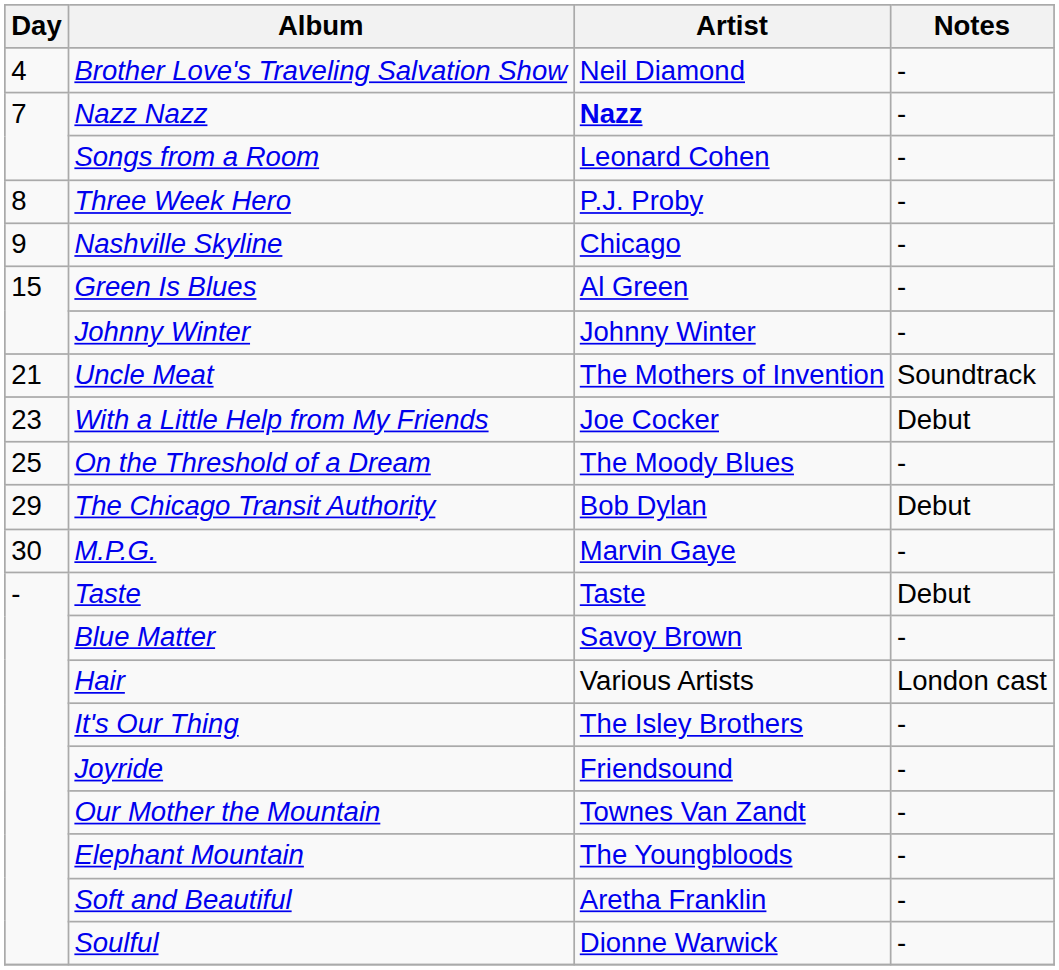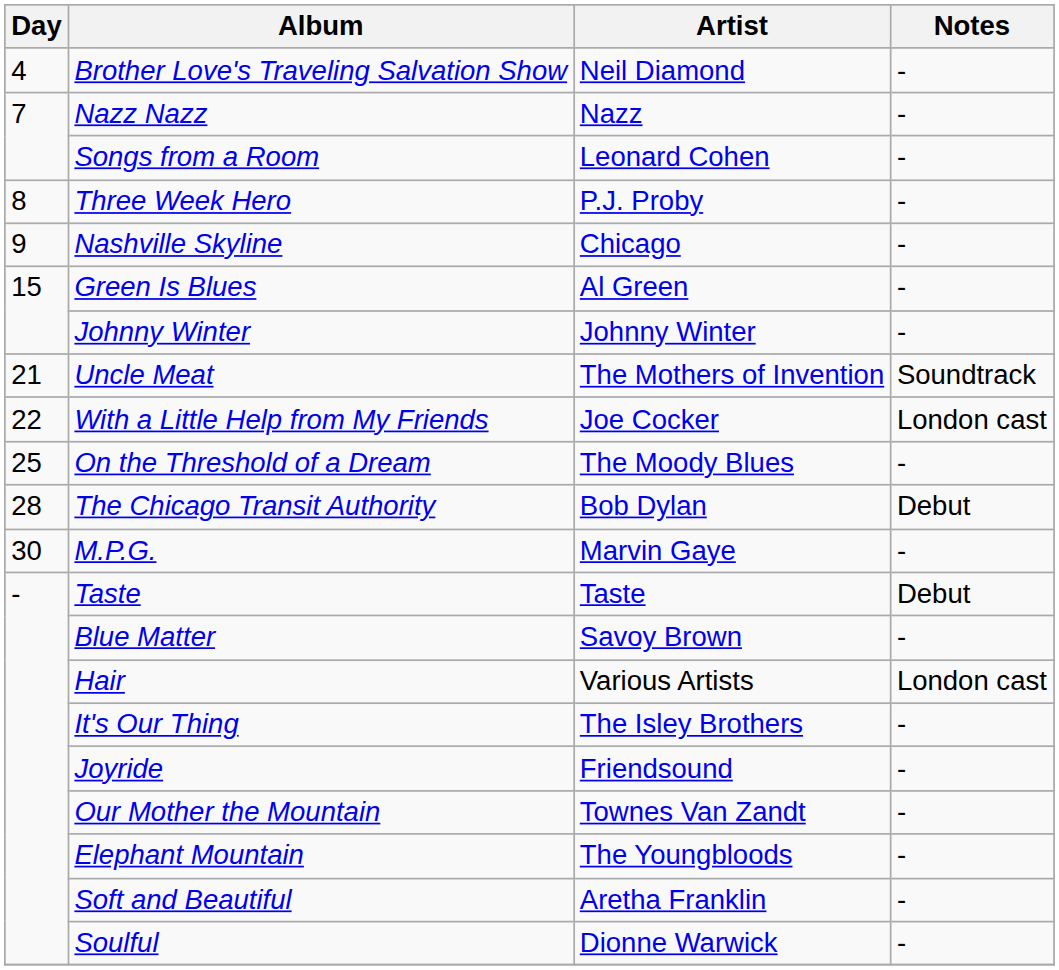(611, 113) bold -> (611, 113) normal
(27, 419) 23 -> (27, 419) 22
(934, 419) Debut -> (972, 419) London cast
(27, 506) 29 -> (27, 506) 28
